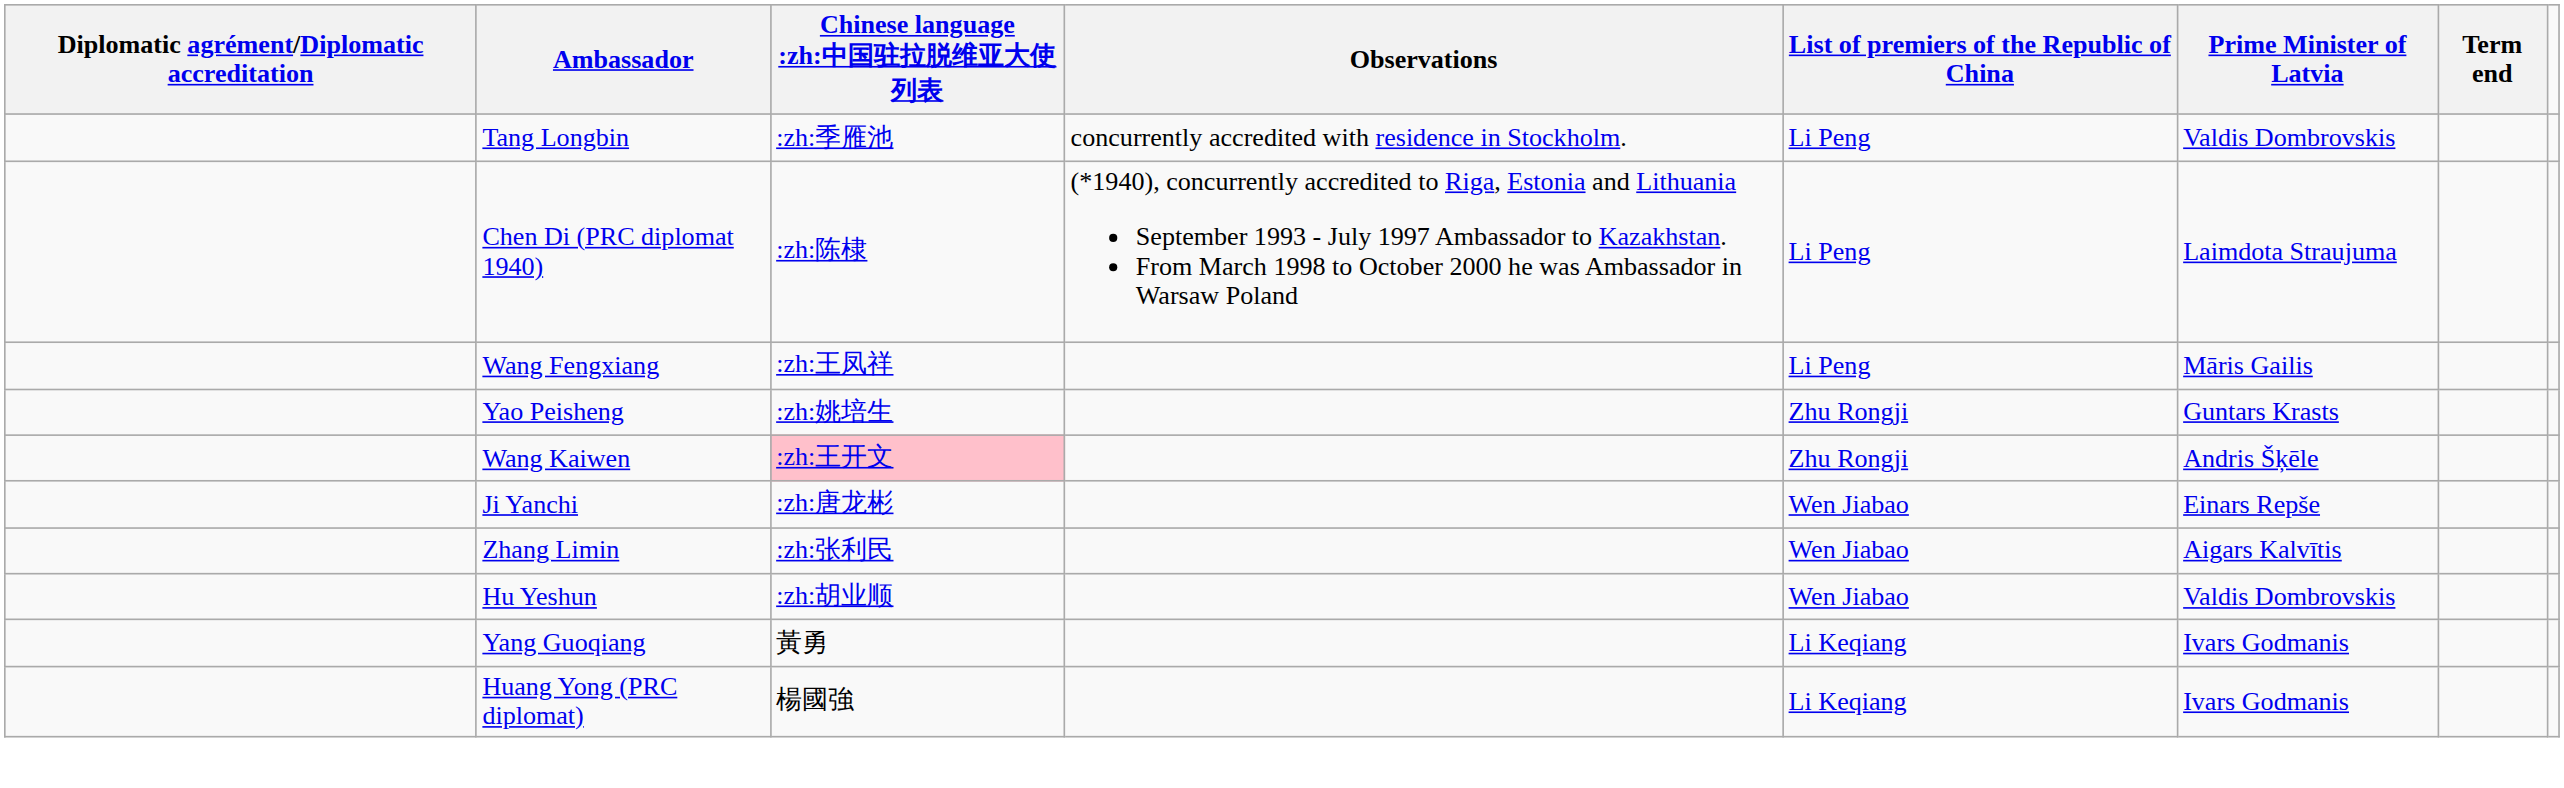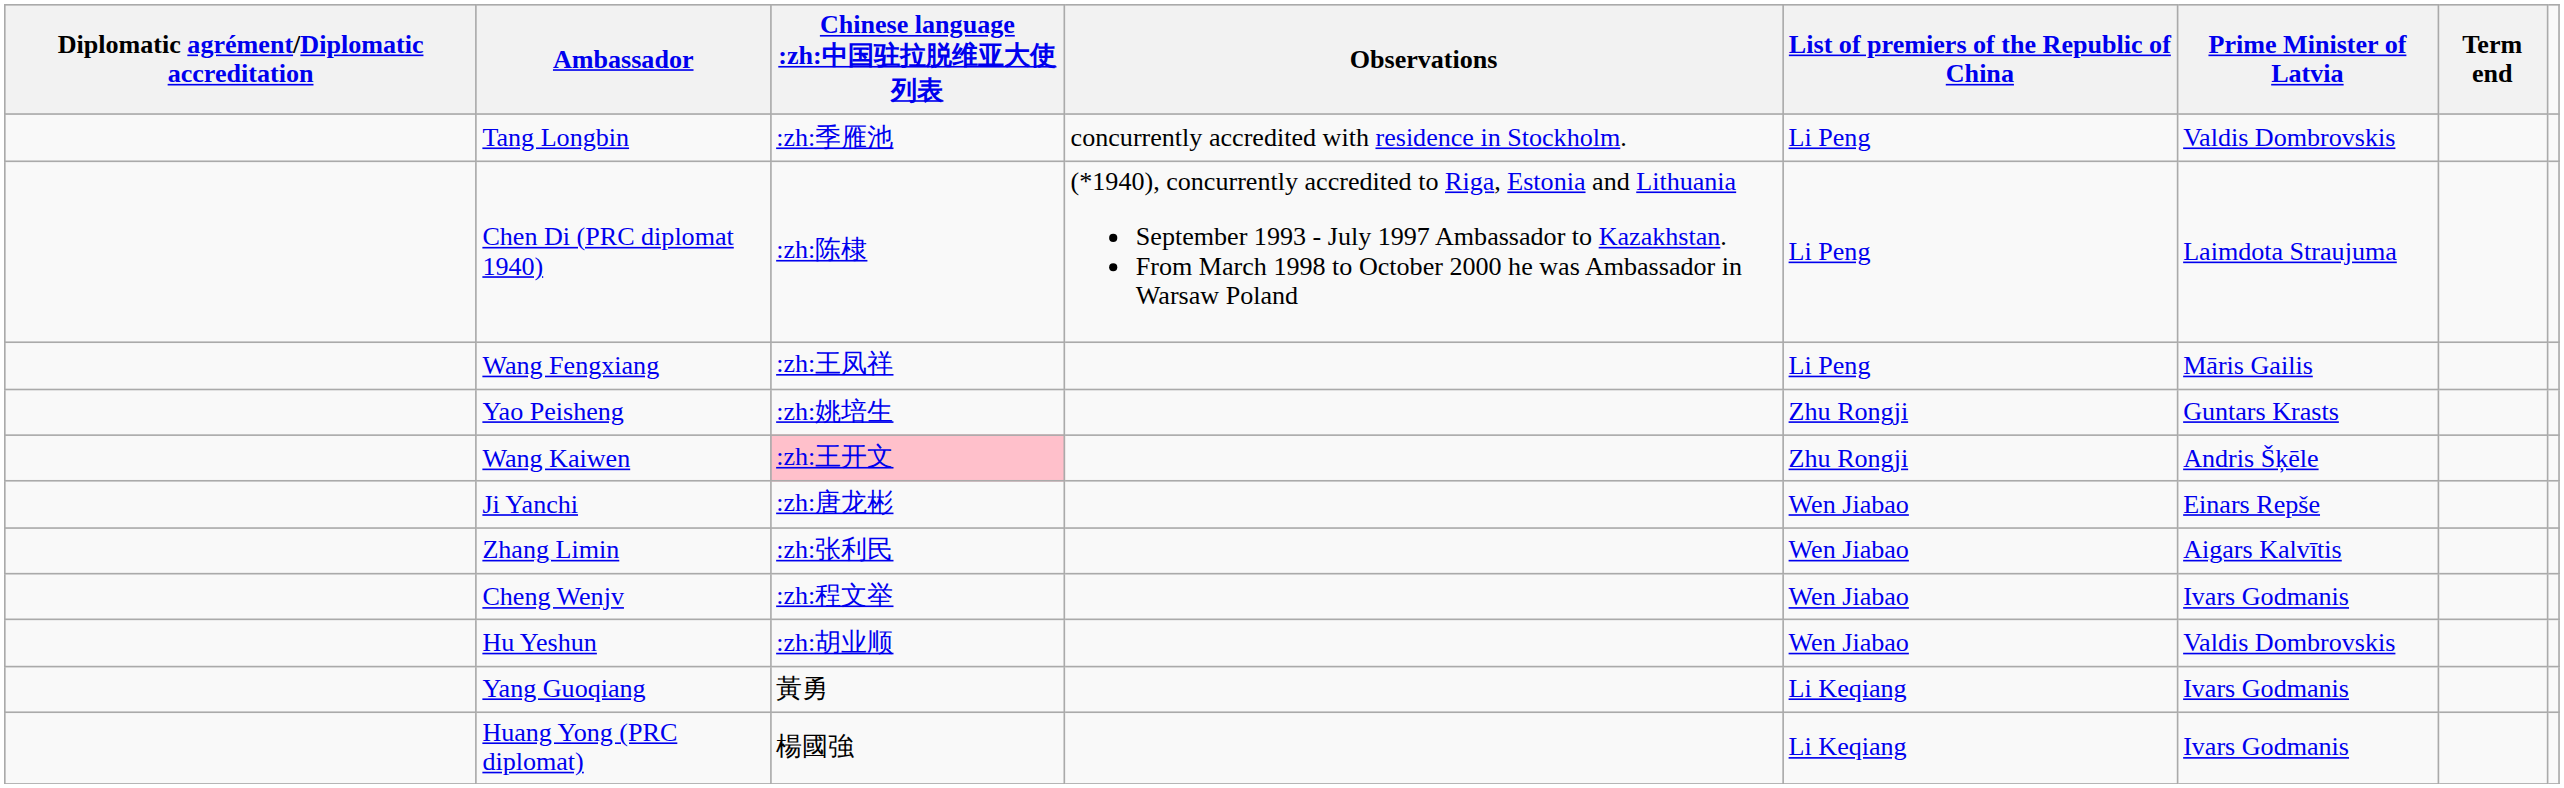+ row: (553, 596)
